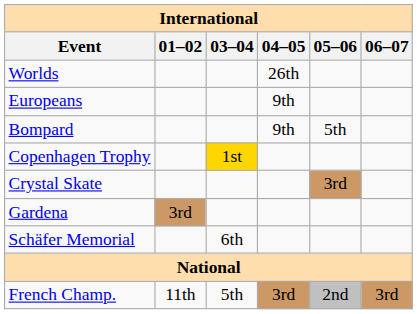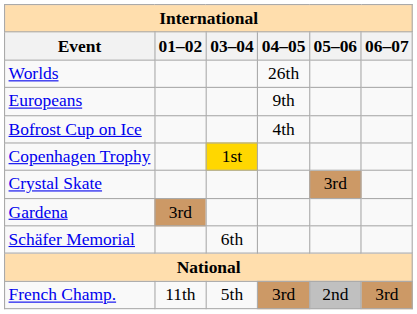- row: (41, 128)
+ row: (75, 128)
